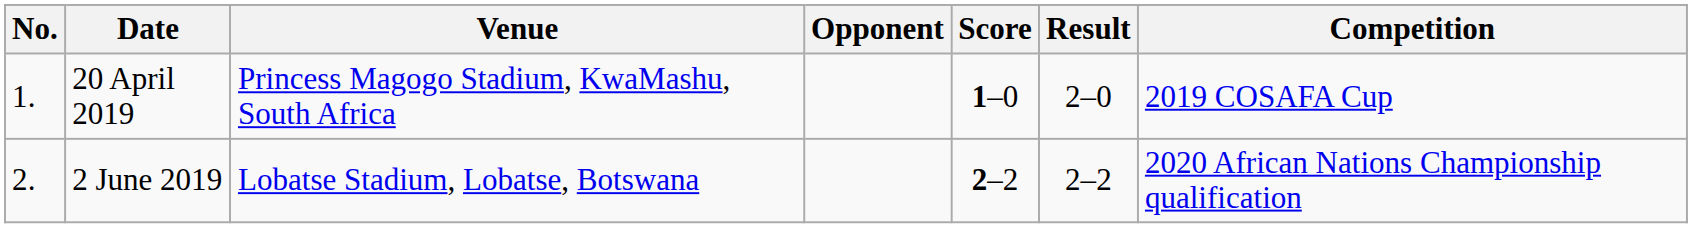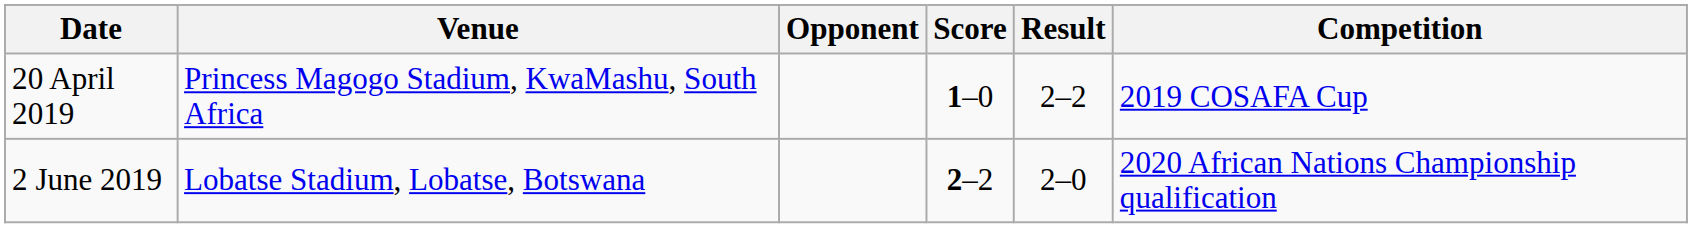- column: (35, 29)
(1088, 95) 2–0 -> (1063, 95) 2–2
(1088, 179) 2–2 -> (1063, 179) 2–0
